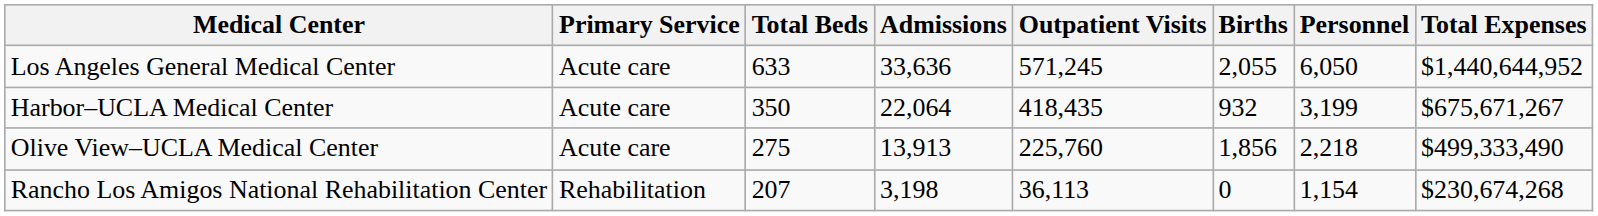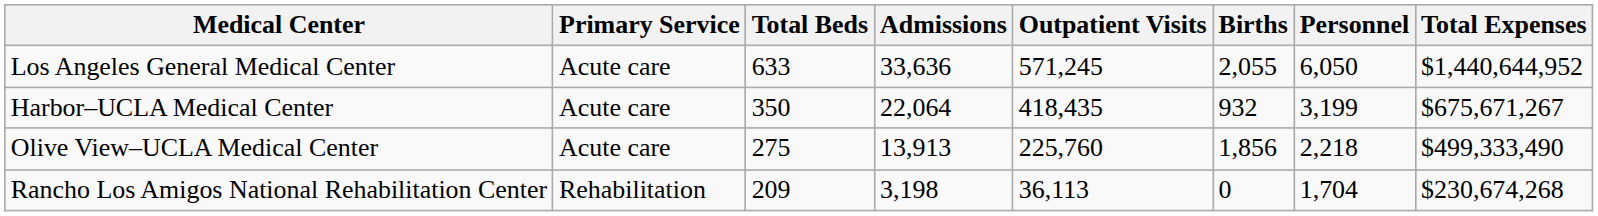(771, 189) 207 -> (771, 189) 209
(1329, 189) 1,154 -> (1329, 189) 1,704
